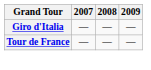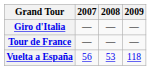+ row: (40, 57)
